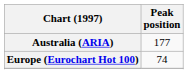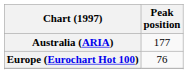(162, 59) 74 -> (162, 59) 76
